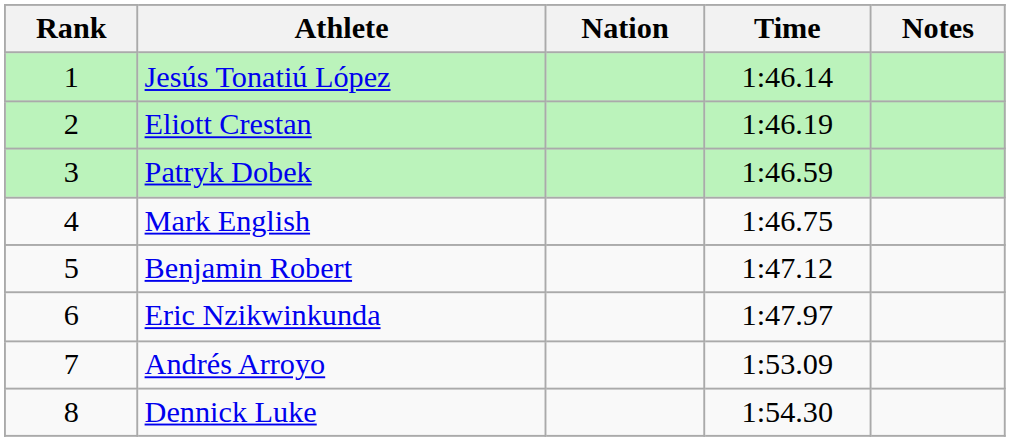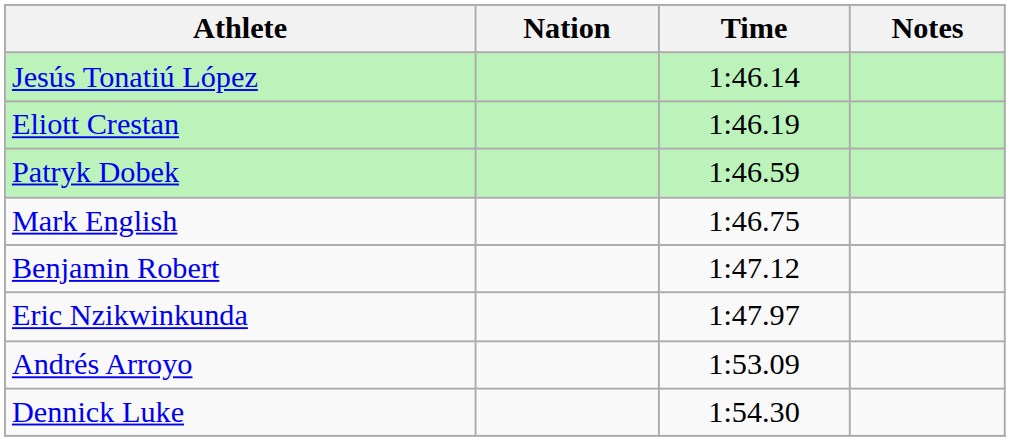- column: (71, 28)
